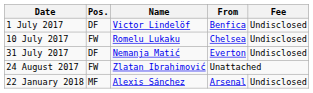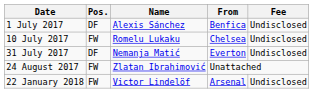(151, 25) Victor Lindelöf -> (149, 25) Alexis Sánchez
(93, 81) MF -> (93, 81) FW
(149, 81) Alexis Sánchez -> (151, 81) Victor Lindelöf
